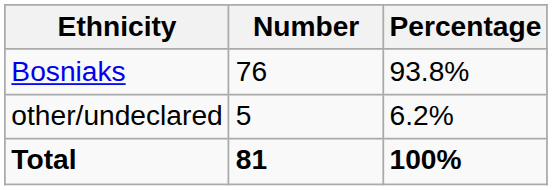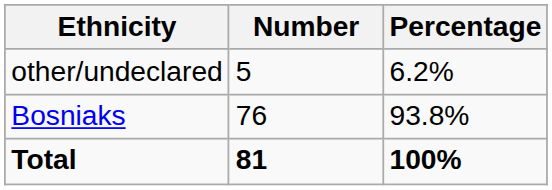rows swapped: (69, 71) <-> (117, 116)
